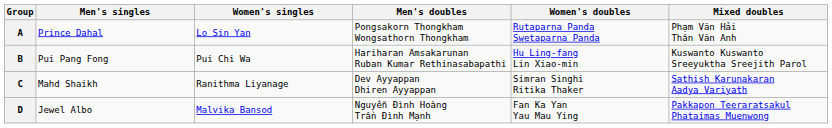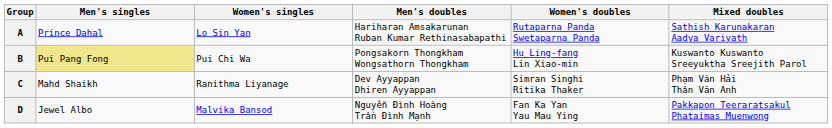(412, 32) Pongsakorn Thongkham Wongsathorn Thongkham -> (431, 32) Hariharan Amsakarunan Ruban Kumar Rethinasabapathi
(704, 32) Phạm Văn Hải Thân Văn Anh -> (723, 32) Sathish Karunakaran Aadya Variyath
(73, 58) no background -> (73, 58) khaki background
(431, 58) Hariharan Amsakarunan Ruban Kumar Rethinasabapathi -> (412, 58) Pongsakorn Thongkham Wongsathorn Thongkham
(723, 84) Sathish Karunakaran Aadya Variyath -> (704, 84) Phạm Văn Hải Thân Văn Anh
